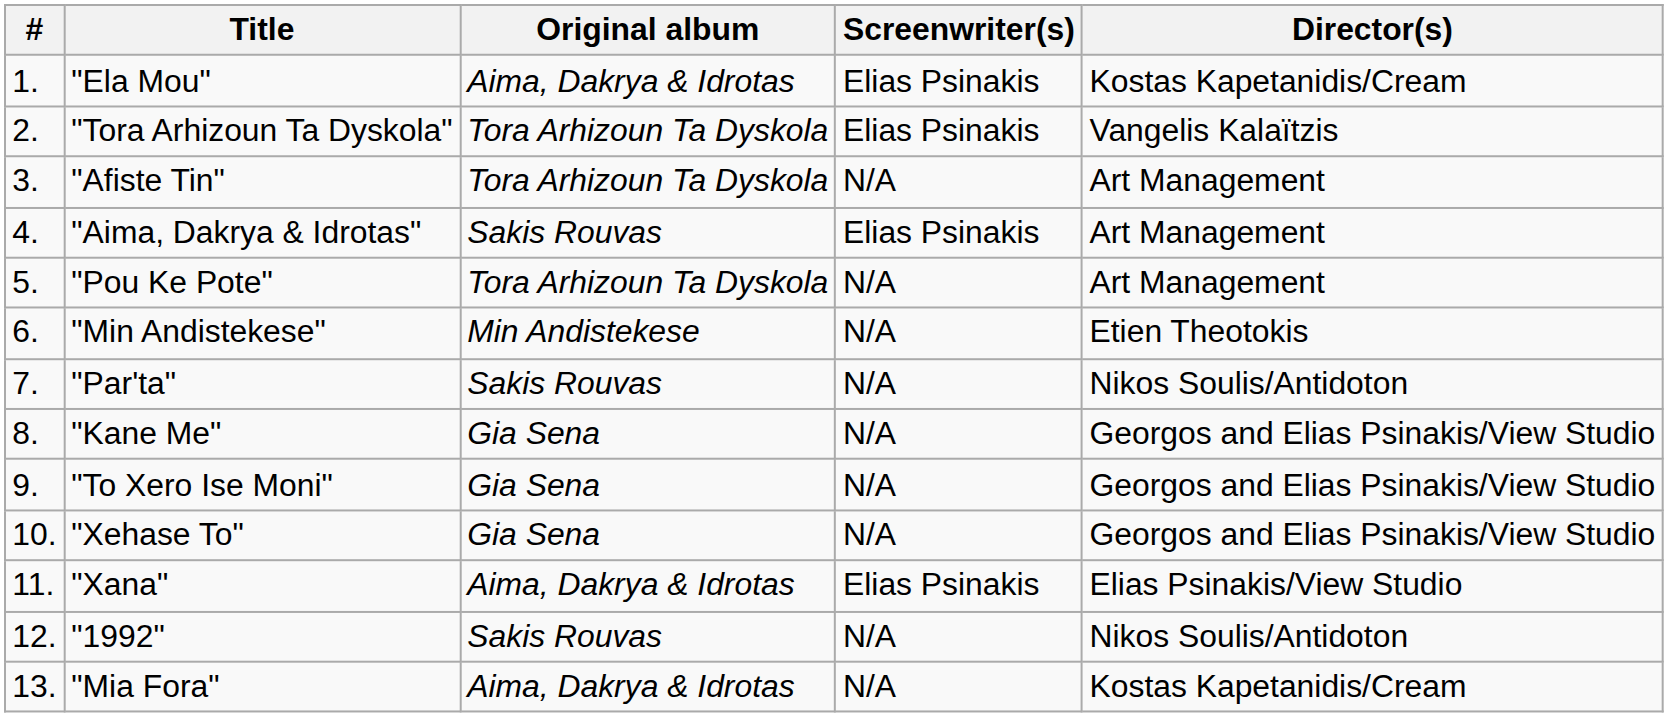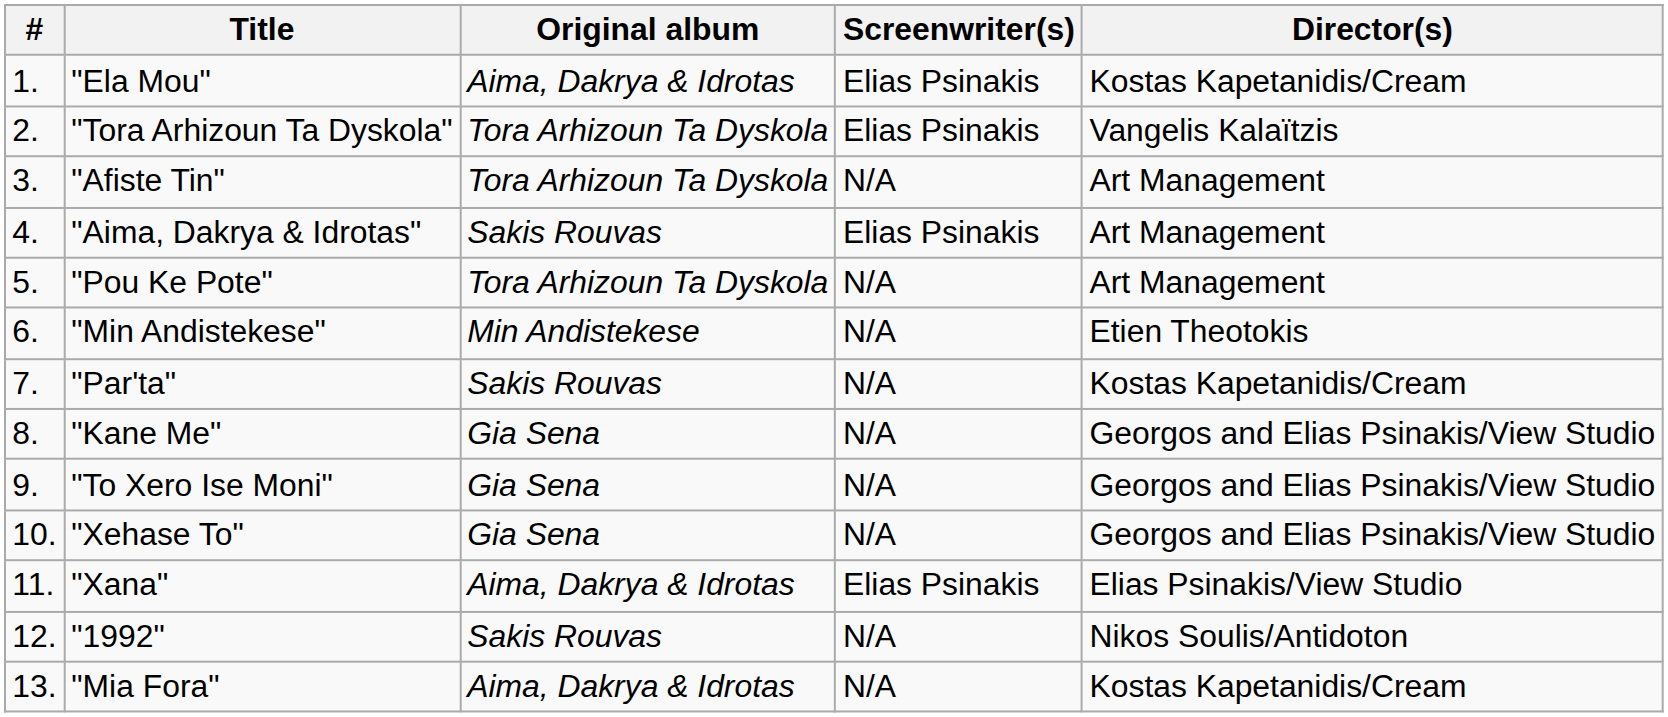(1249, 383) Nikos Soulis/Antidoton -> (1278, 383) Kostas Kapetanidis/Cream
